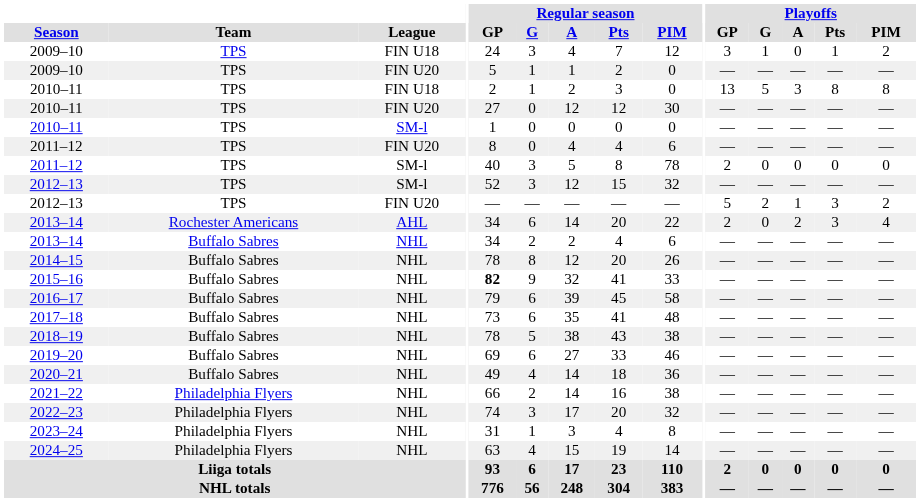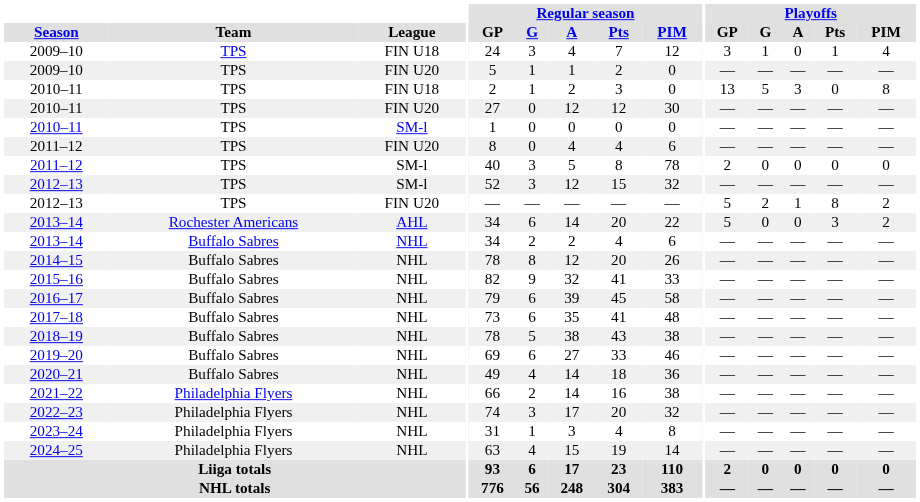(886, 51) 2 -> (886, 51) 4
(835, 89) 8 -> (835, 89) 0
(835, 203) 3 -> (835, 203) 8
(727, 222) 2 -> (727, 222) 5
(798, 222) 2 -> (798, 222) 0
(886, 222) 4 -> (886, 222) 2
(492, 279) bold -> (492, 279) normal
